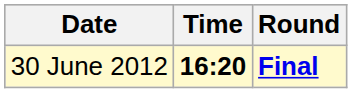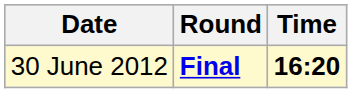columns swapped: (213, 25) <-> (299, 25)
